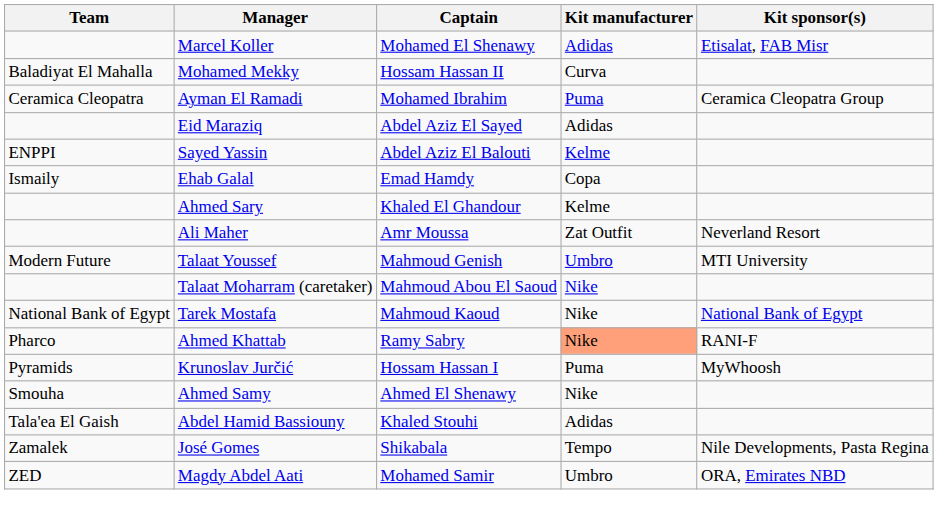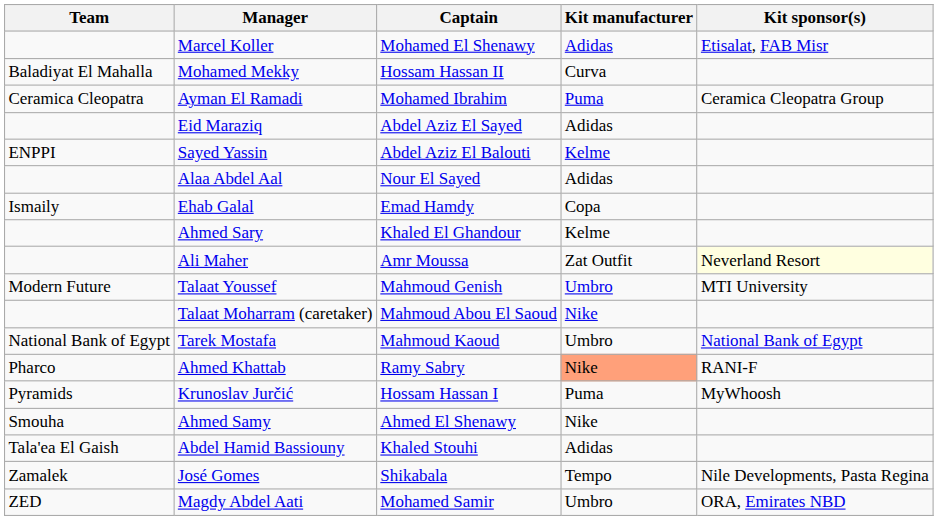+ row: (230, 179)
(760, 233) no background -> (760, 260) lightyellow background
(581, 313) Nike -> (589, 340) Umbro
